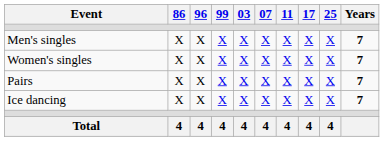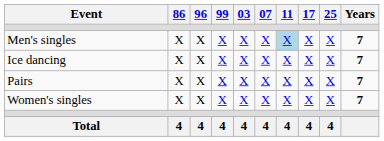(287, 40) no background -> (287, 40) lightblue background
rows swapped: (50, 60) <-> (37, 100)
